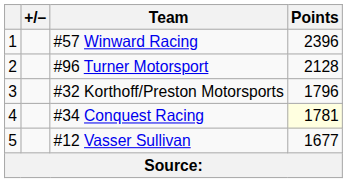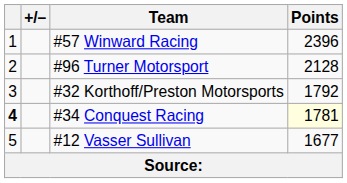(321, 91) 1796 -> (321, 91) 1792
(13, 116) normal -> (13, 116) bold
